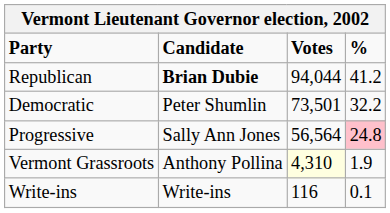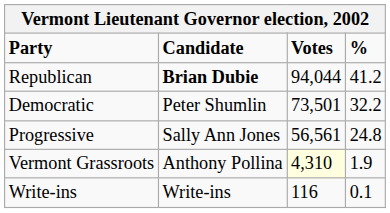(316, 134) 56,564 -> (316, 134) 56,561
(366, 134) pink background -> (366, 134) no background
